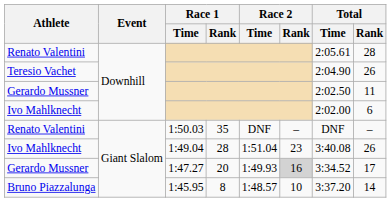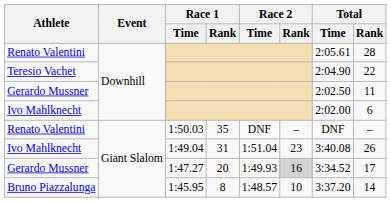(370, 72) 26 -> (370, 72) 22
(223, 149) 28 -> (223, 149) 31
